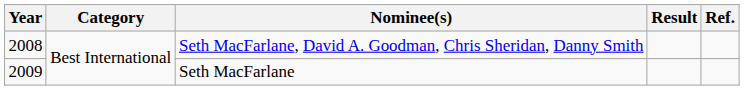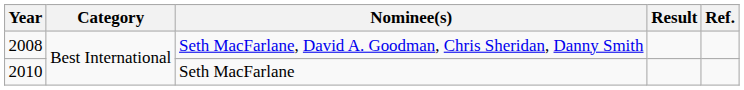(25, 71) 2009 -> (25, 71) 2010
